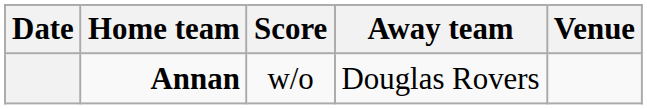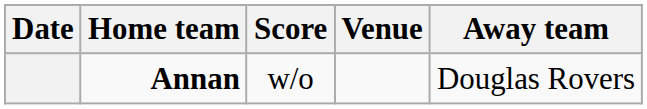columns swapped: (441, 28) <-> (594, 28)
